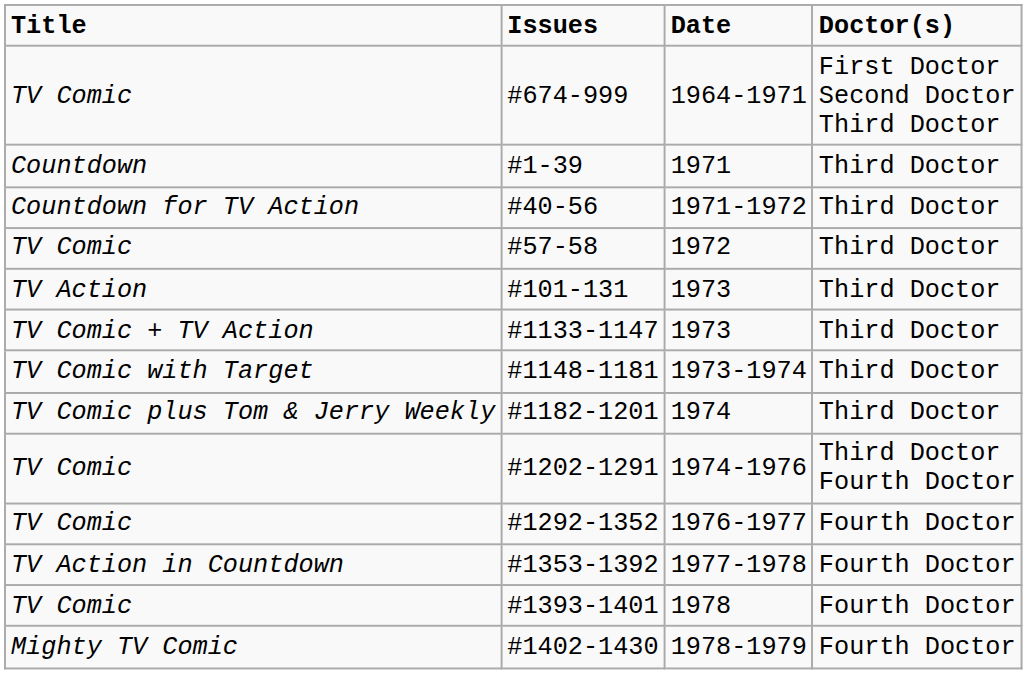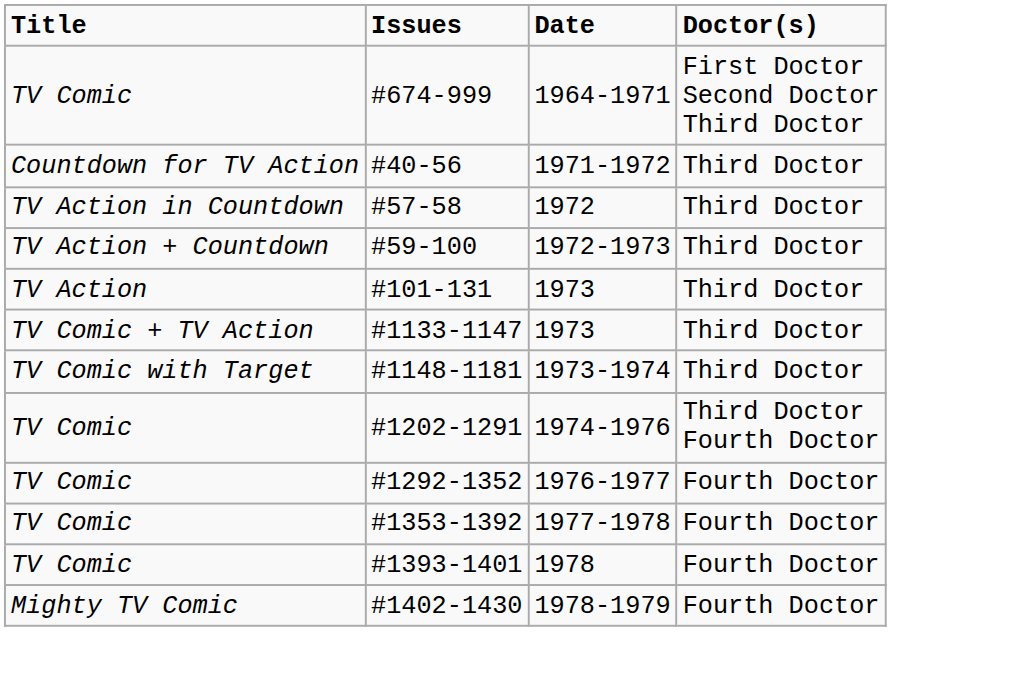- row: (545, 166)
(72, 248) TV Comic -> (177, 207) TV Action in Countdown
+ row: (424, 248)
- row: (583, 413)
(177, 565) TV Action in Countdown -> (72, 524) TV Comic
